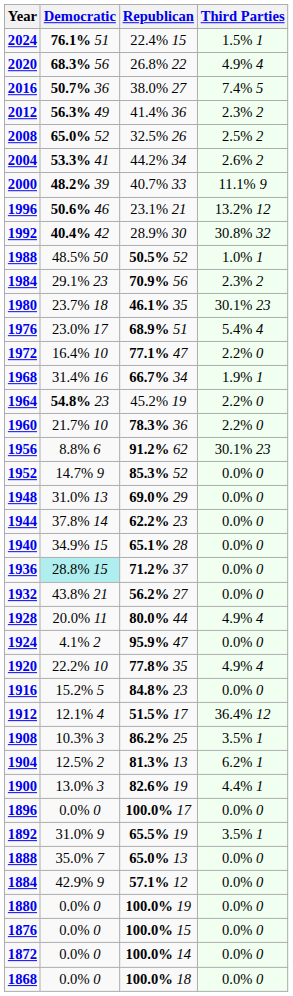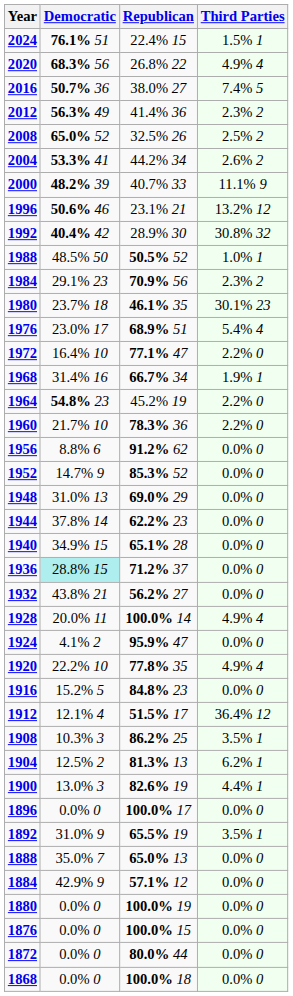(243, 449) 30.1% 23 -> (243, 449) 0.0% 0
(158, 618) 80.0% 44 -> (158, 618) 100.0% 14
(158, 955) 100.0% 14 -> (158, 955) 80.0% 44
